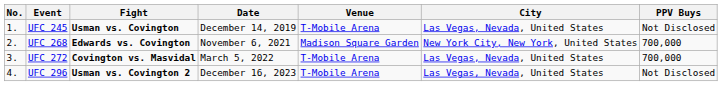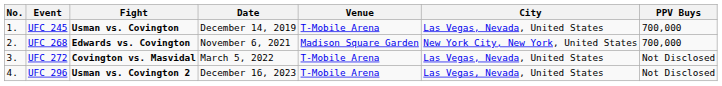(679, 27) Not Disclosed -> (662, 27) 700,000
(662, 58) 700,000 -> (679, 58) Not Disclosed
